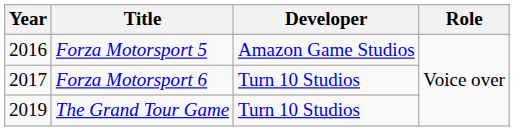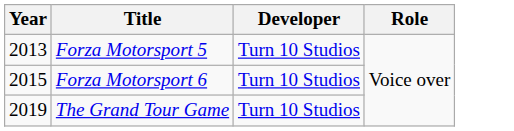(28, 49) 2016 -> (28, 49) 2013
(326, 49) Amazon Game Studios -> (299, 49) Turn 10 Studios
(28, 79) 2017 -> (28, 79) 2015
